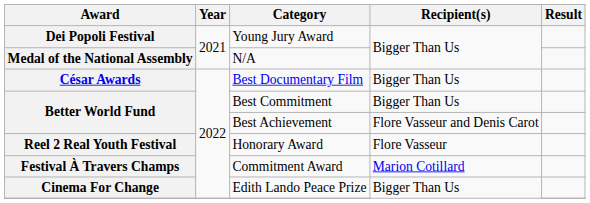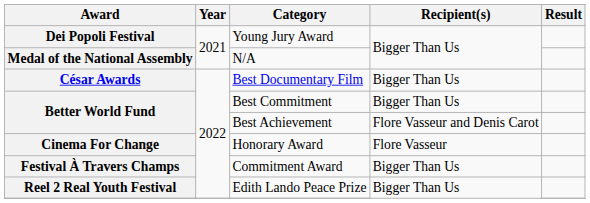(100, 144) Reel 2 Real Youth Festival -> (100, 144) Cinema For Change
(419, 166) Marion Cotillard -> (416, 166) Bigger Than Us
(100, 187) Cinema For Change -> (100, 187) Reel 2 Real Youth Festival
